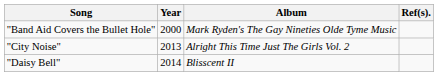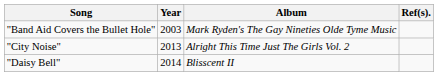(171, 29) 2000 -> (171, 29) 2003
